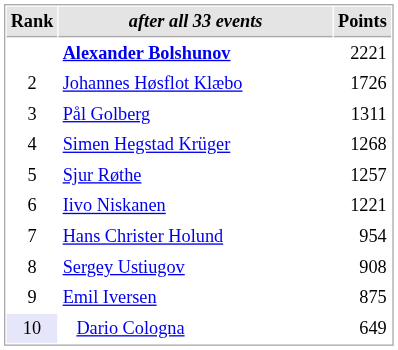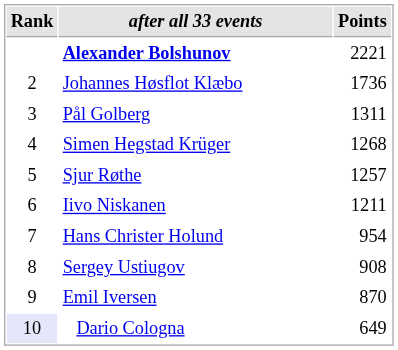(368, 83) 1726 -> (368, 83) 1736
(368, 205) 1221 -> (369, 205) 1211
(373, 297) 875 -> (373, 297) 870
